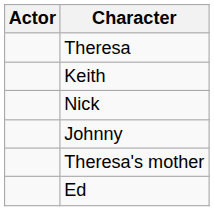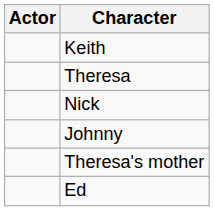rows swapped: (97, 47) <-> (85, 76)
